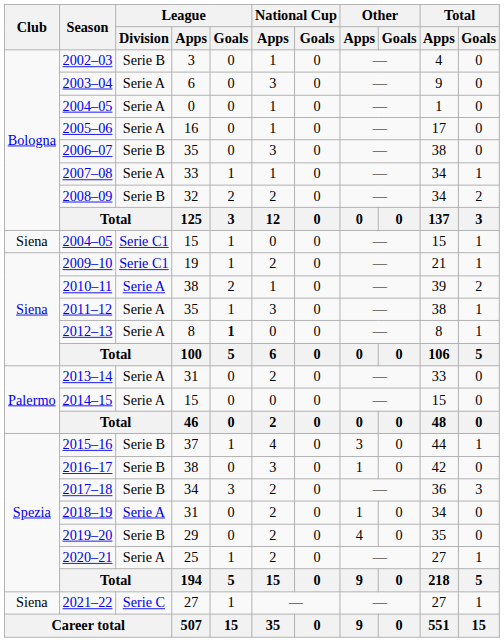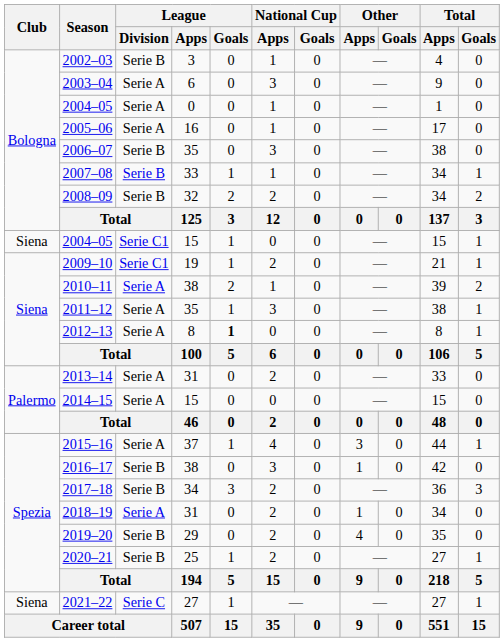(144, 173) Serie A -> (144, 173) Serie B
(144, 444) Serie B -> (144, 444) Serie A
(144, 557) Serie A -> (144, 557) Serie B
